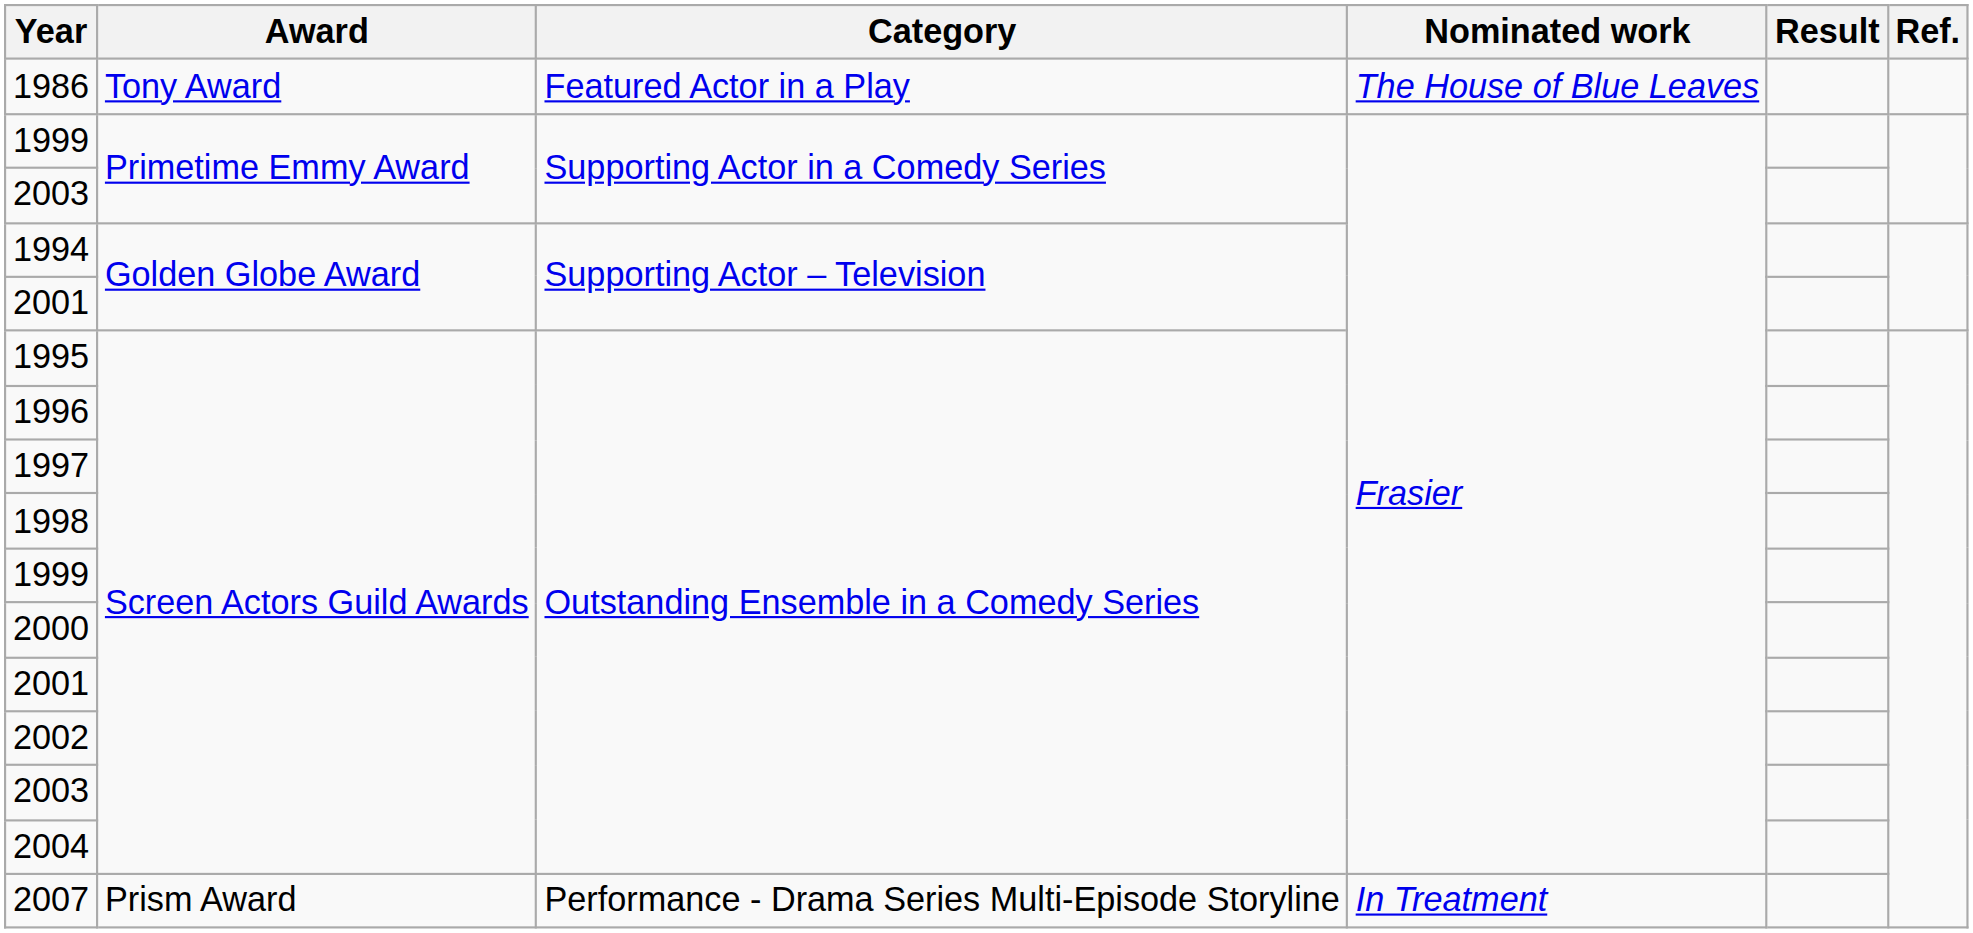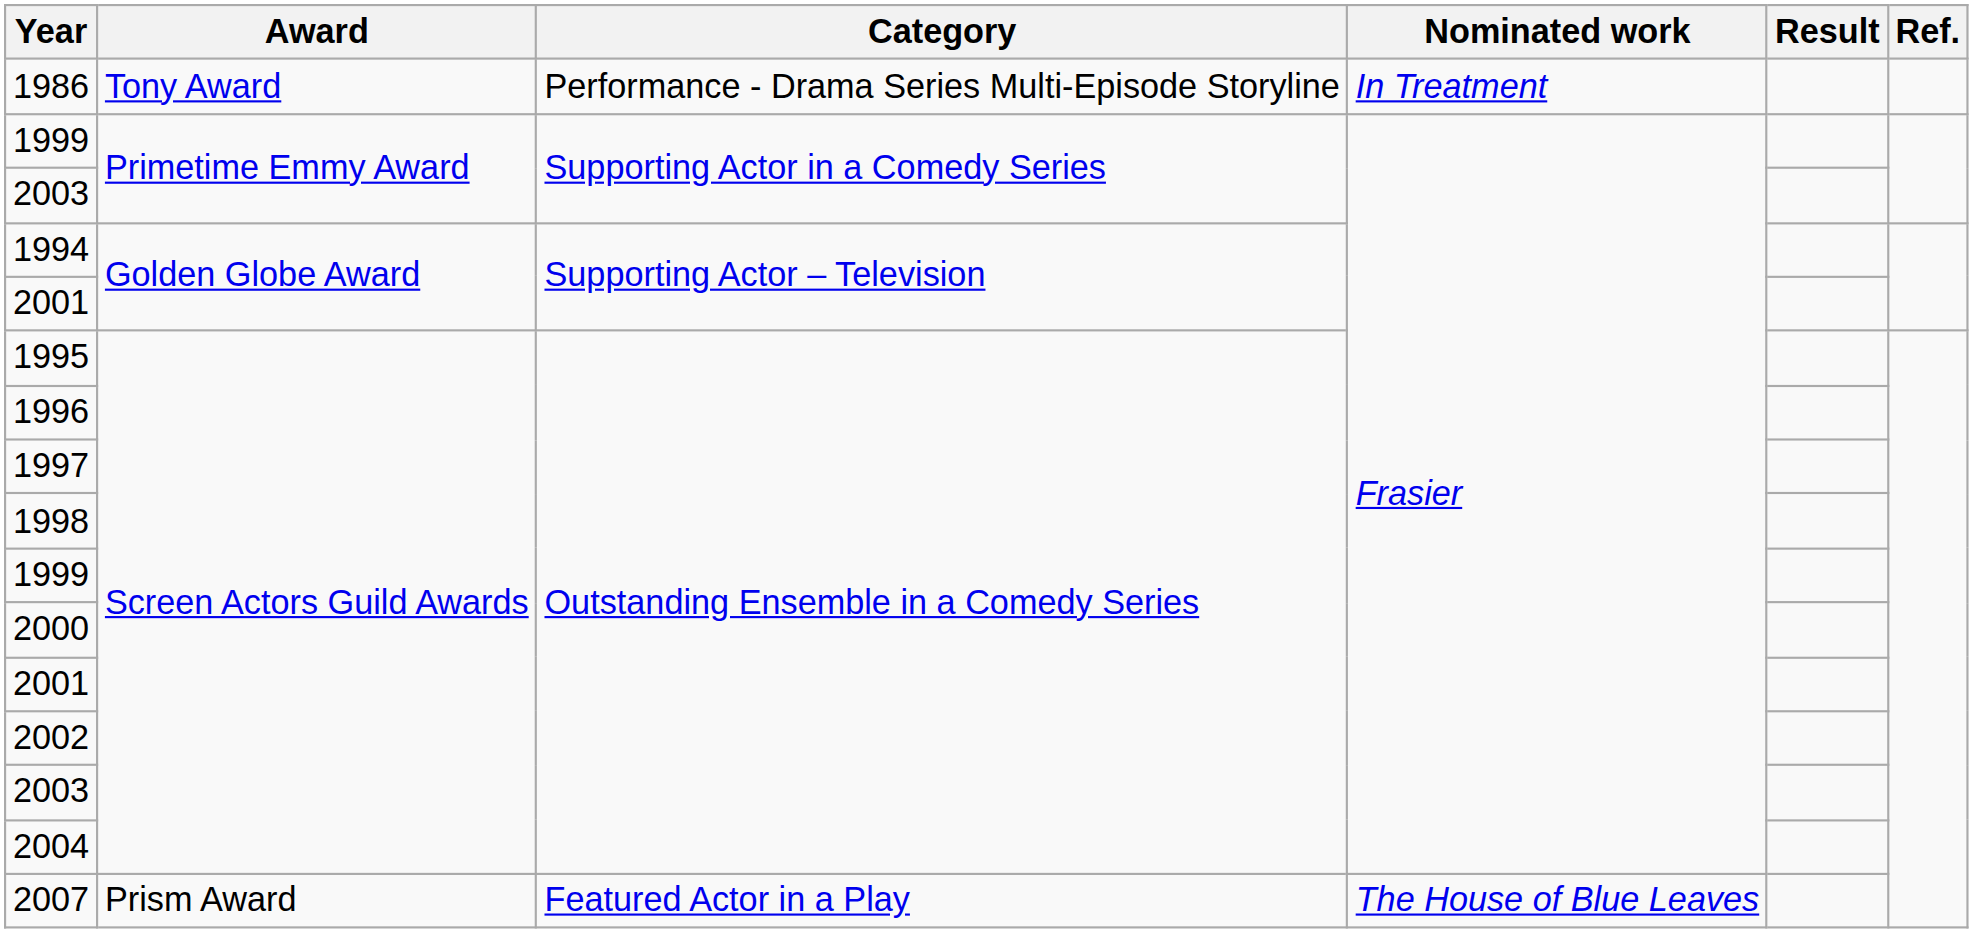(727, 85) Featured Actor in a Play -> (942, 85) Performance - Drama Series Multi-Episode Storyline
(1557, 85) The House of Blue Leaves -> (1451, 85) In Treatment
(942, 900) Performance - Drama Series Multi-Episode Storyline -> (727, 900) Featured Actor in a Play
(1451, 900) In Treatment -> (1557, 900) The House of Blue Leaves
